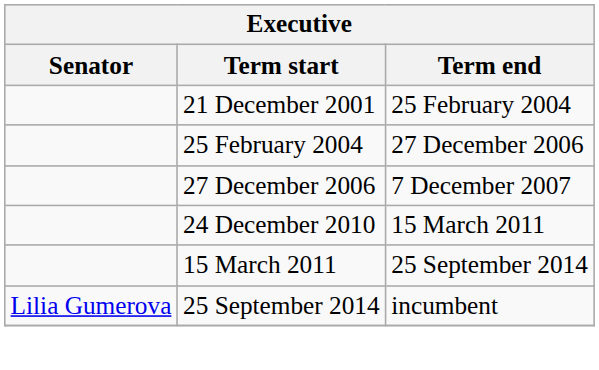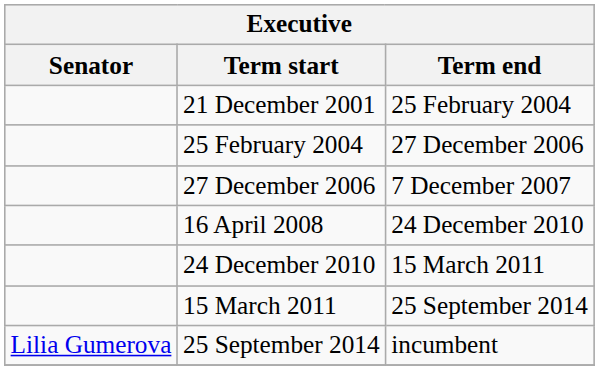+ row: (253, 225)
